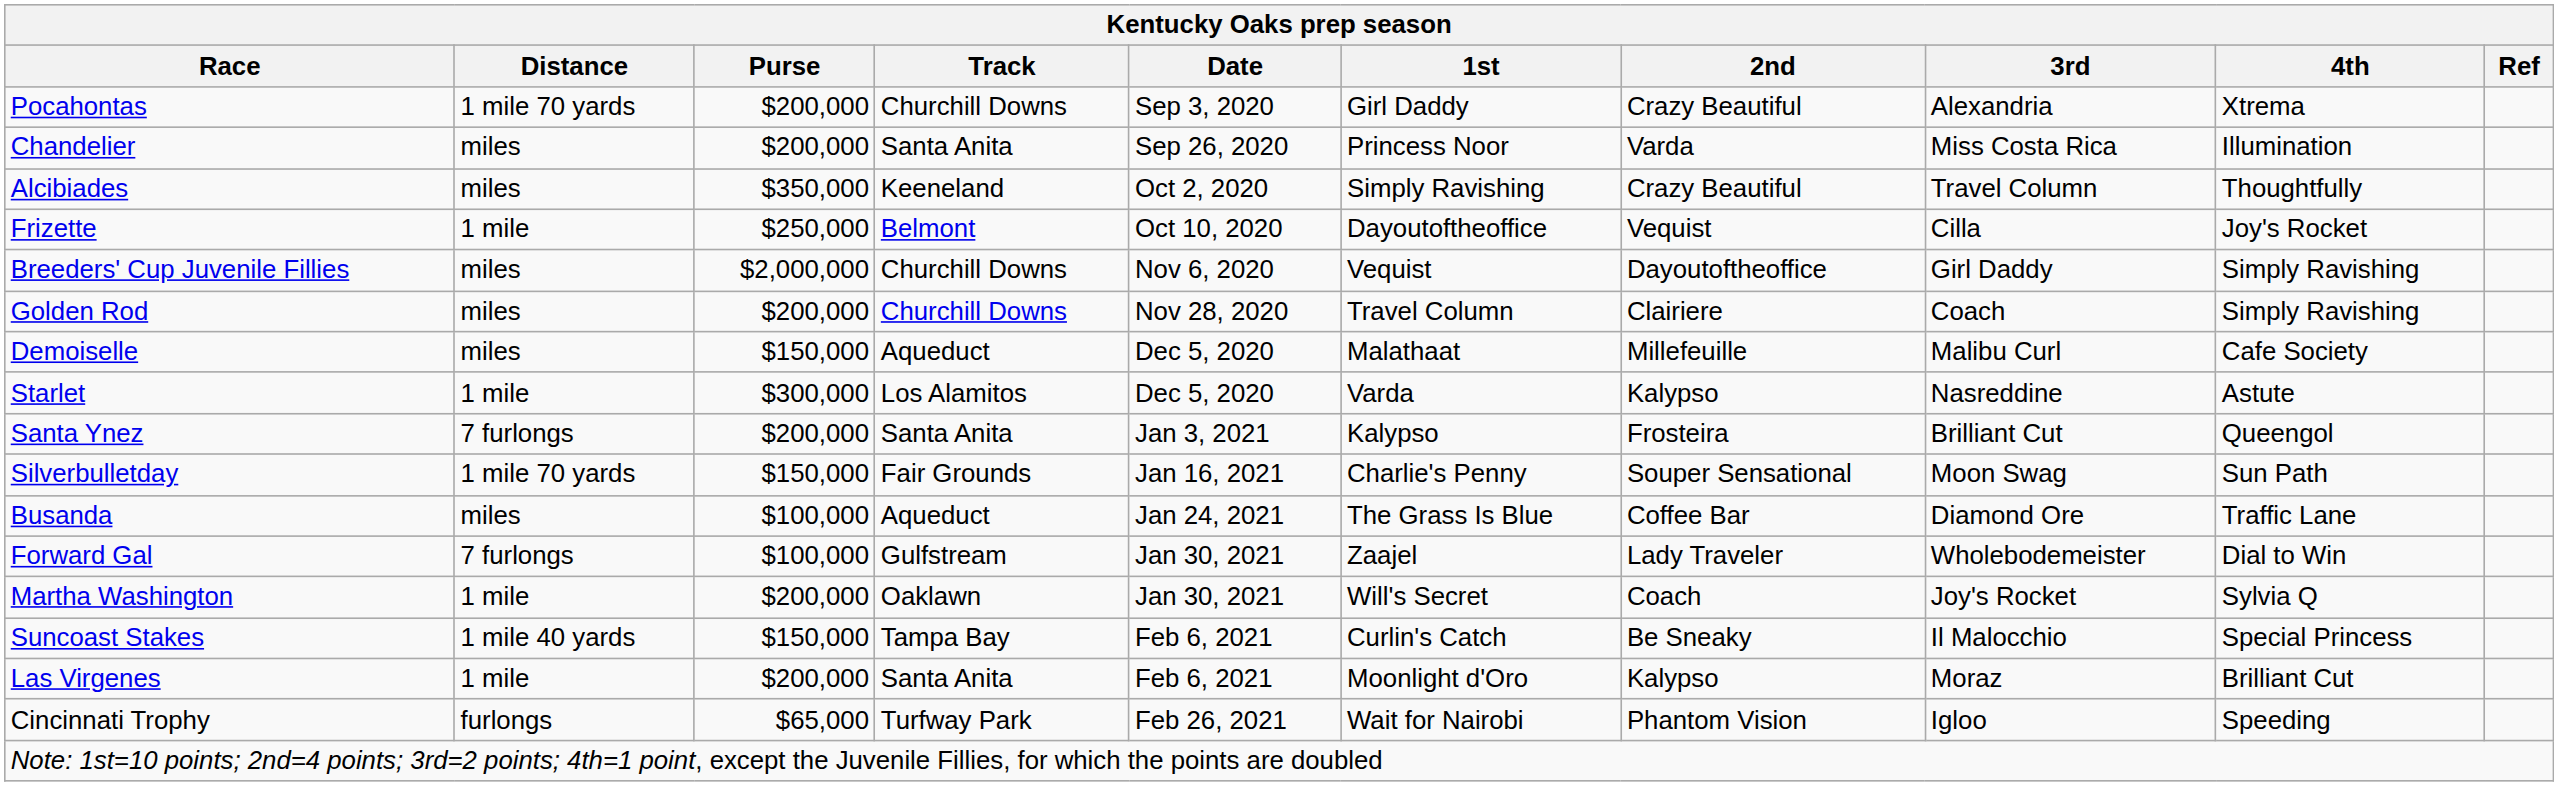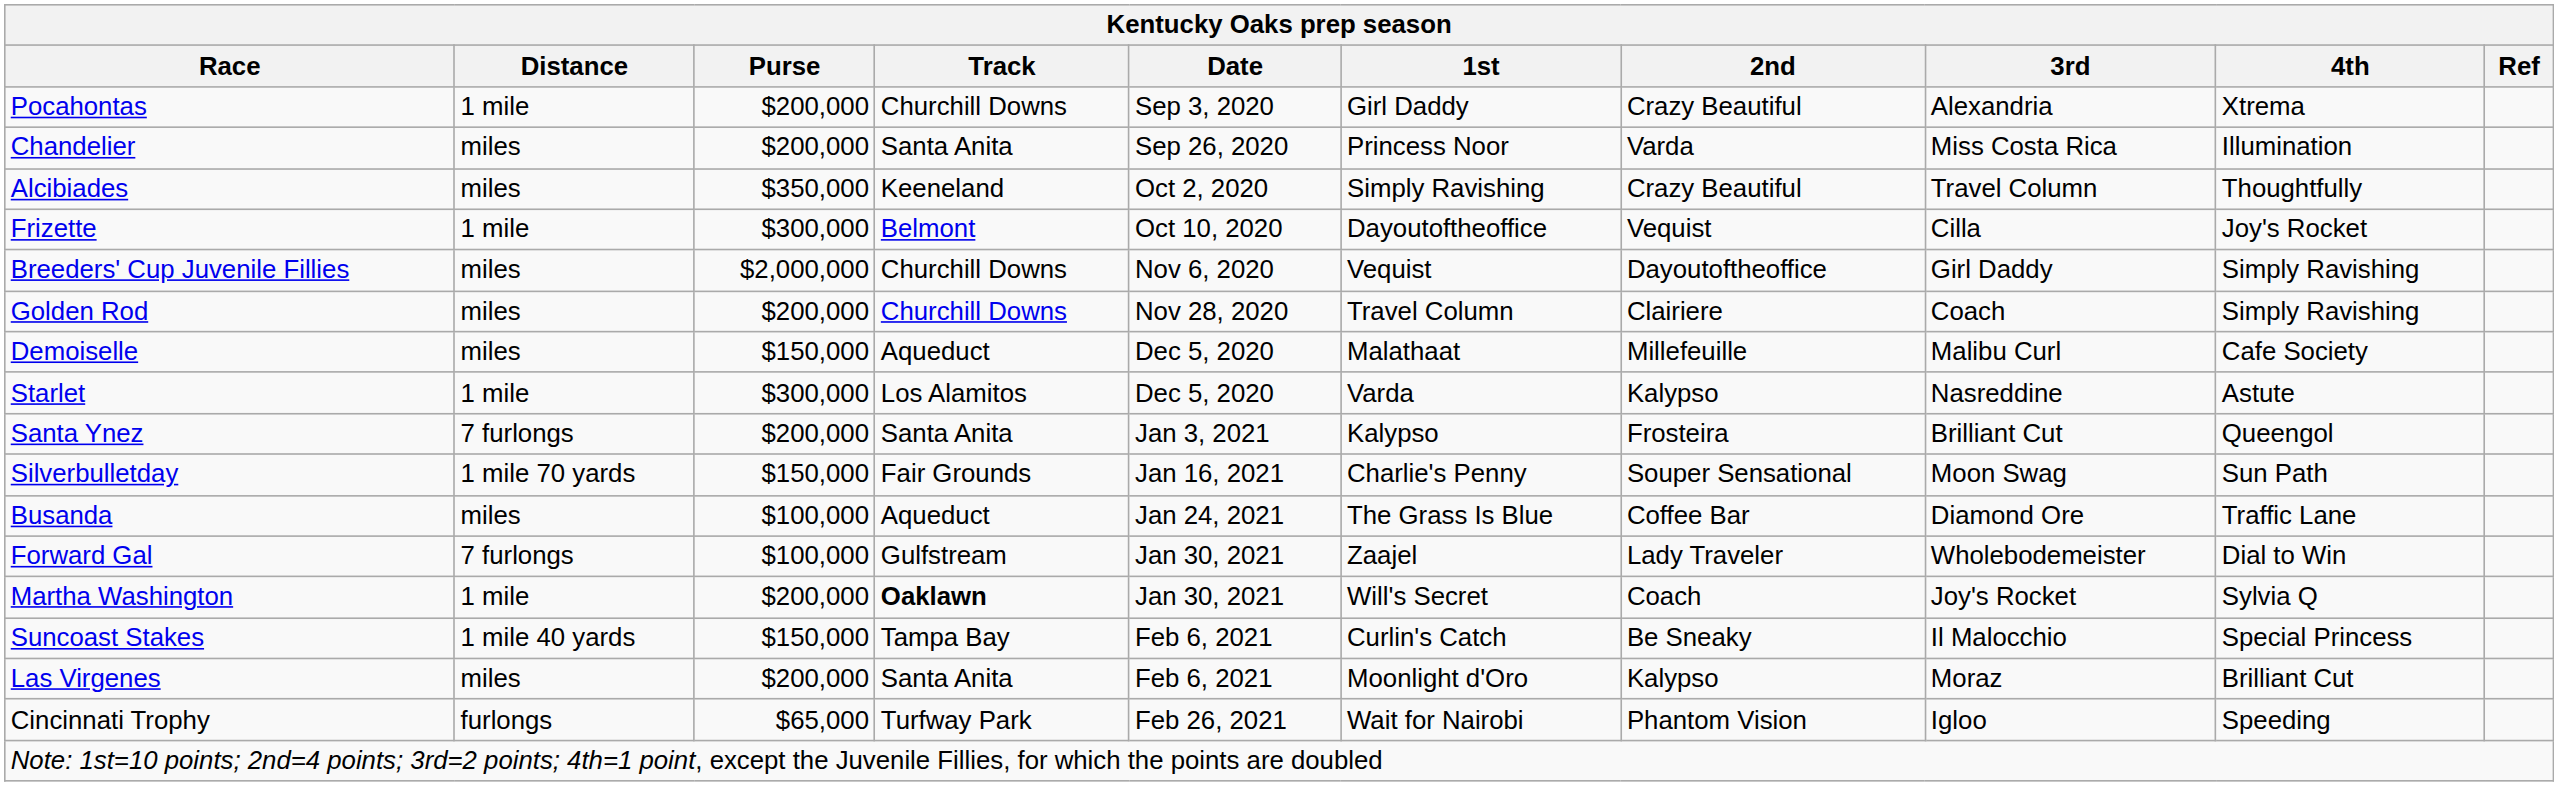(548, 106) 1 mile 70 yards -> (495, 106) 1 mile
(815, 229) $250,000 -> (815, 229) $300,000
(931, 596) normal -> (934, 596) bold
(495, 678) 1 mile -> (491, 678) miles
